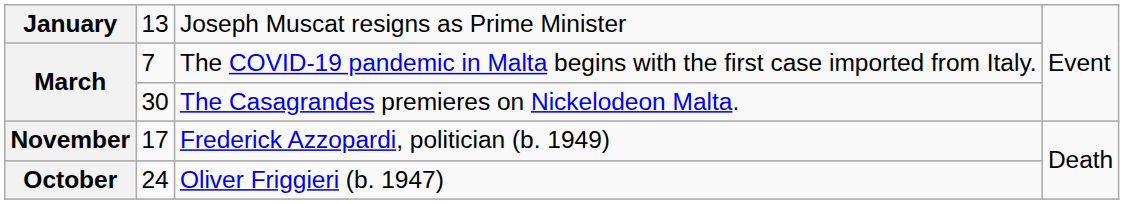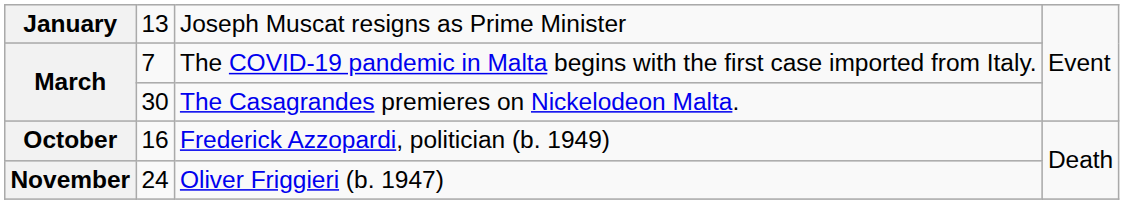(70, 140) November -> (70, 140) October
(155, 140) 17 -> (155, 140) 16
(70, 179) October -> (70, 179) November
